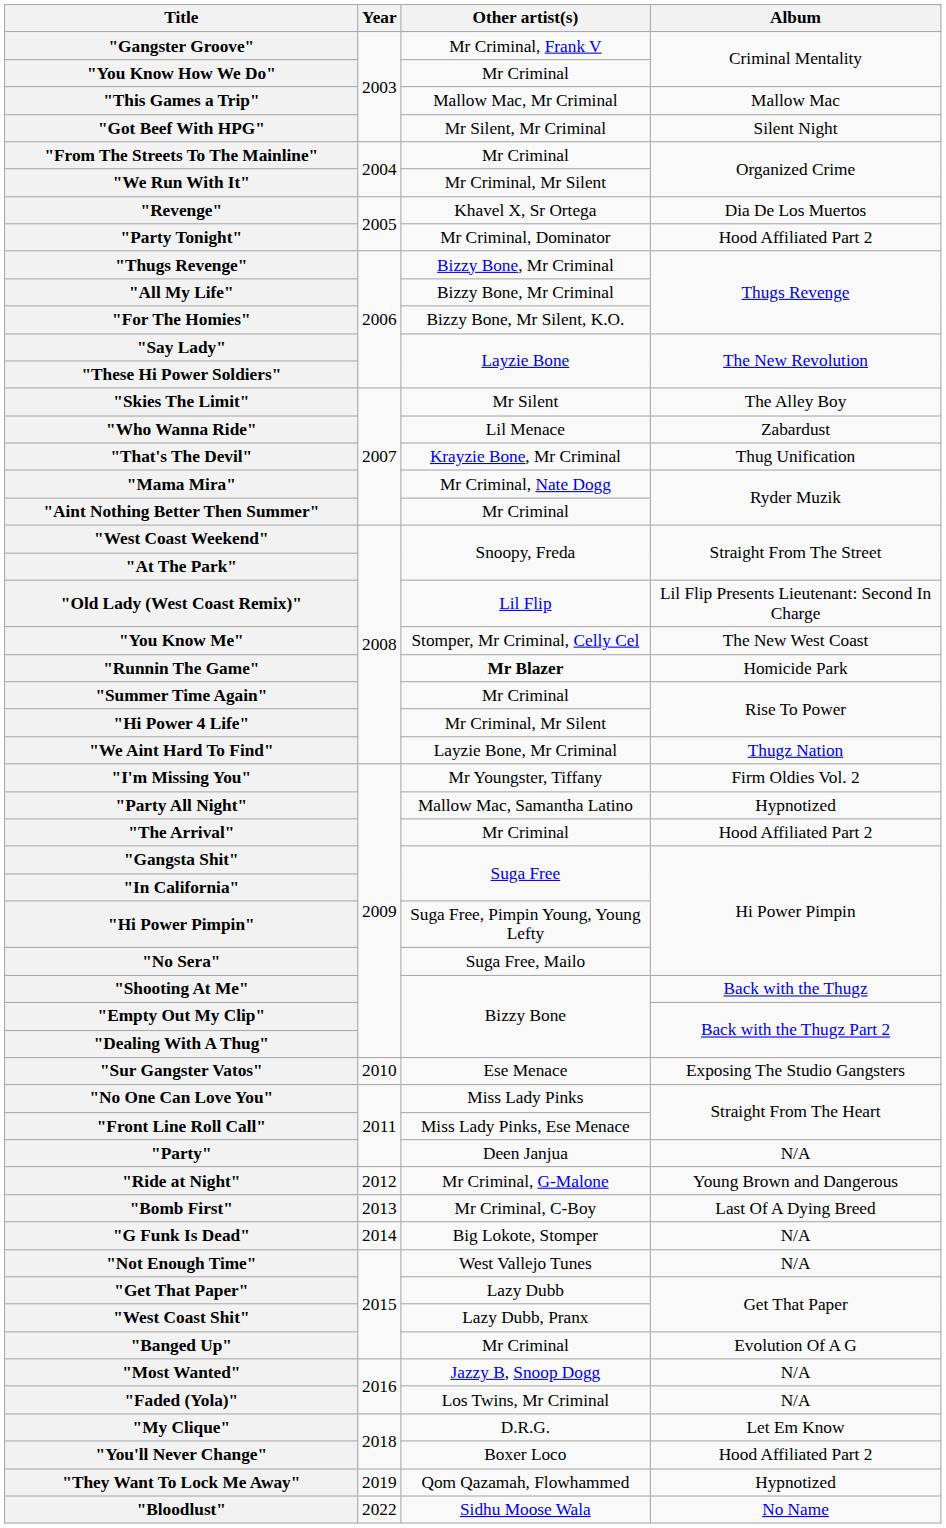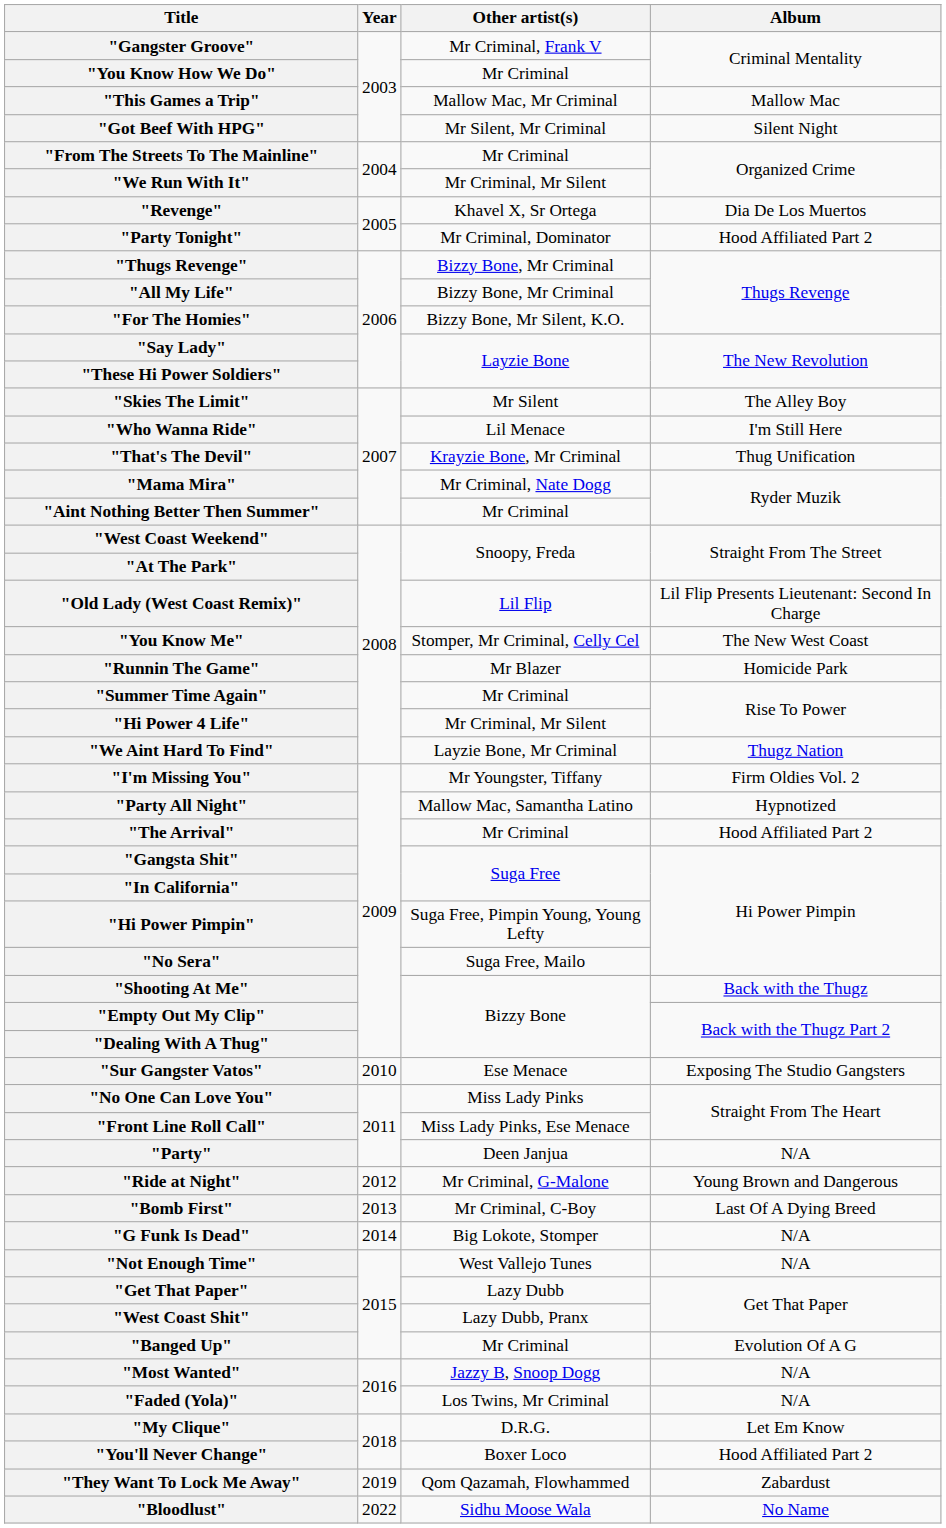(796, 429) Zabardust -> (796, 429) I'm Still Here
(525, 667) bold -> (525, 667) normal
(796, 1482) Hypnotized -> (796, 1482) Zabardust
